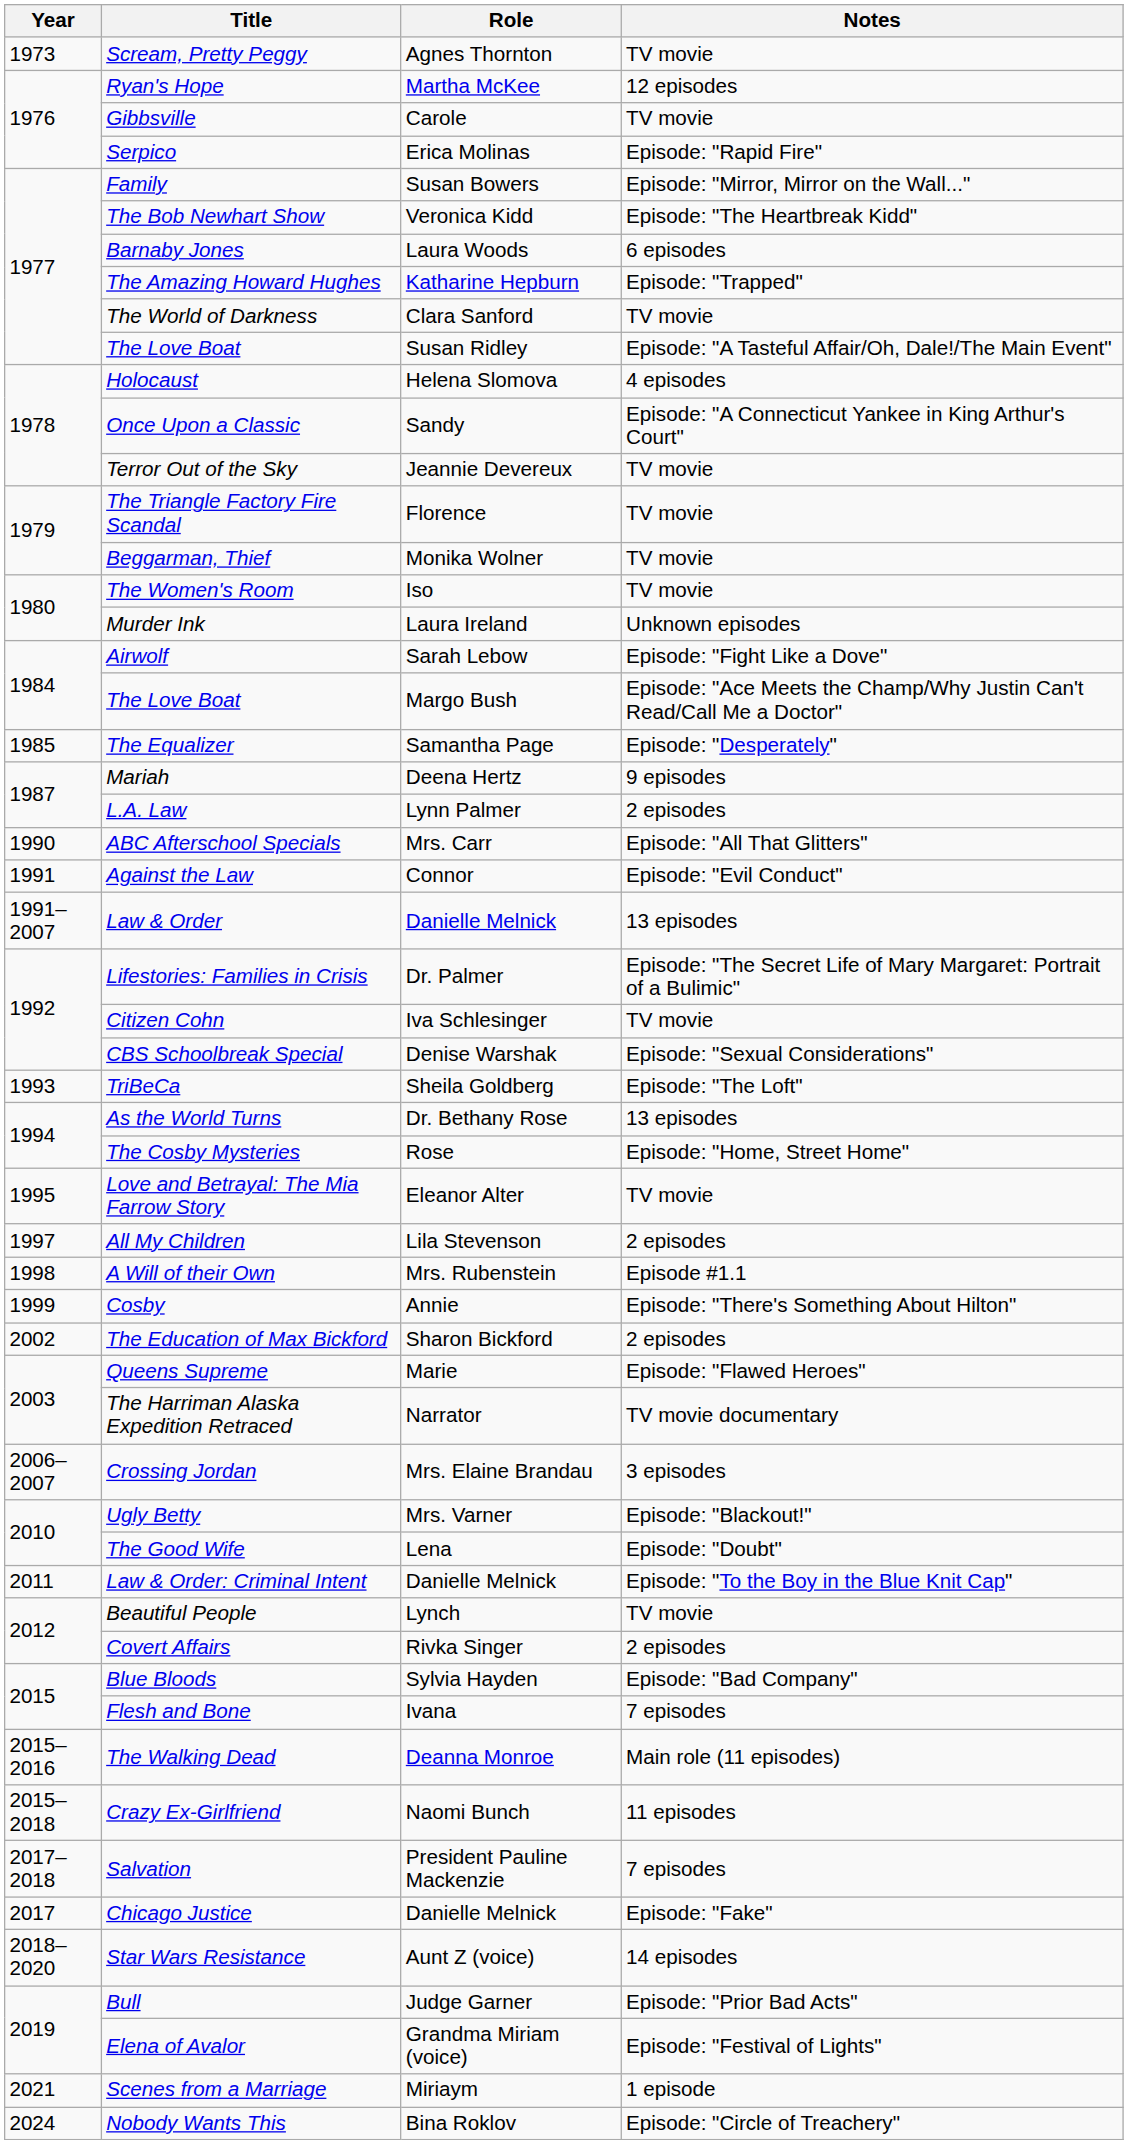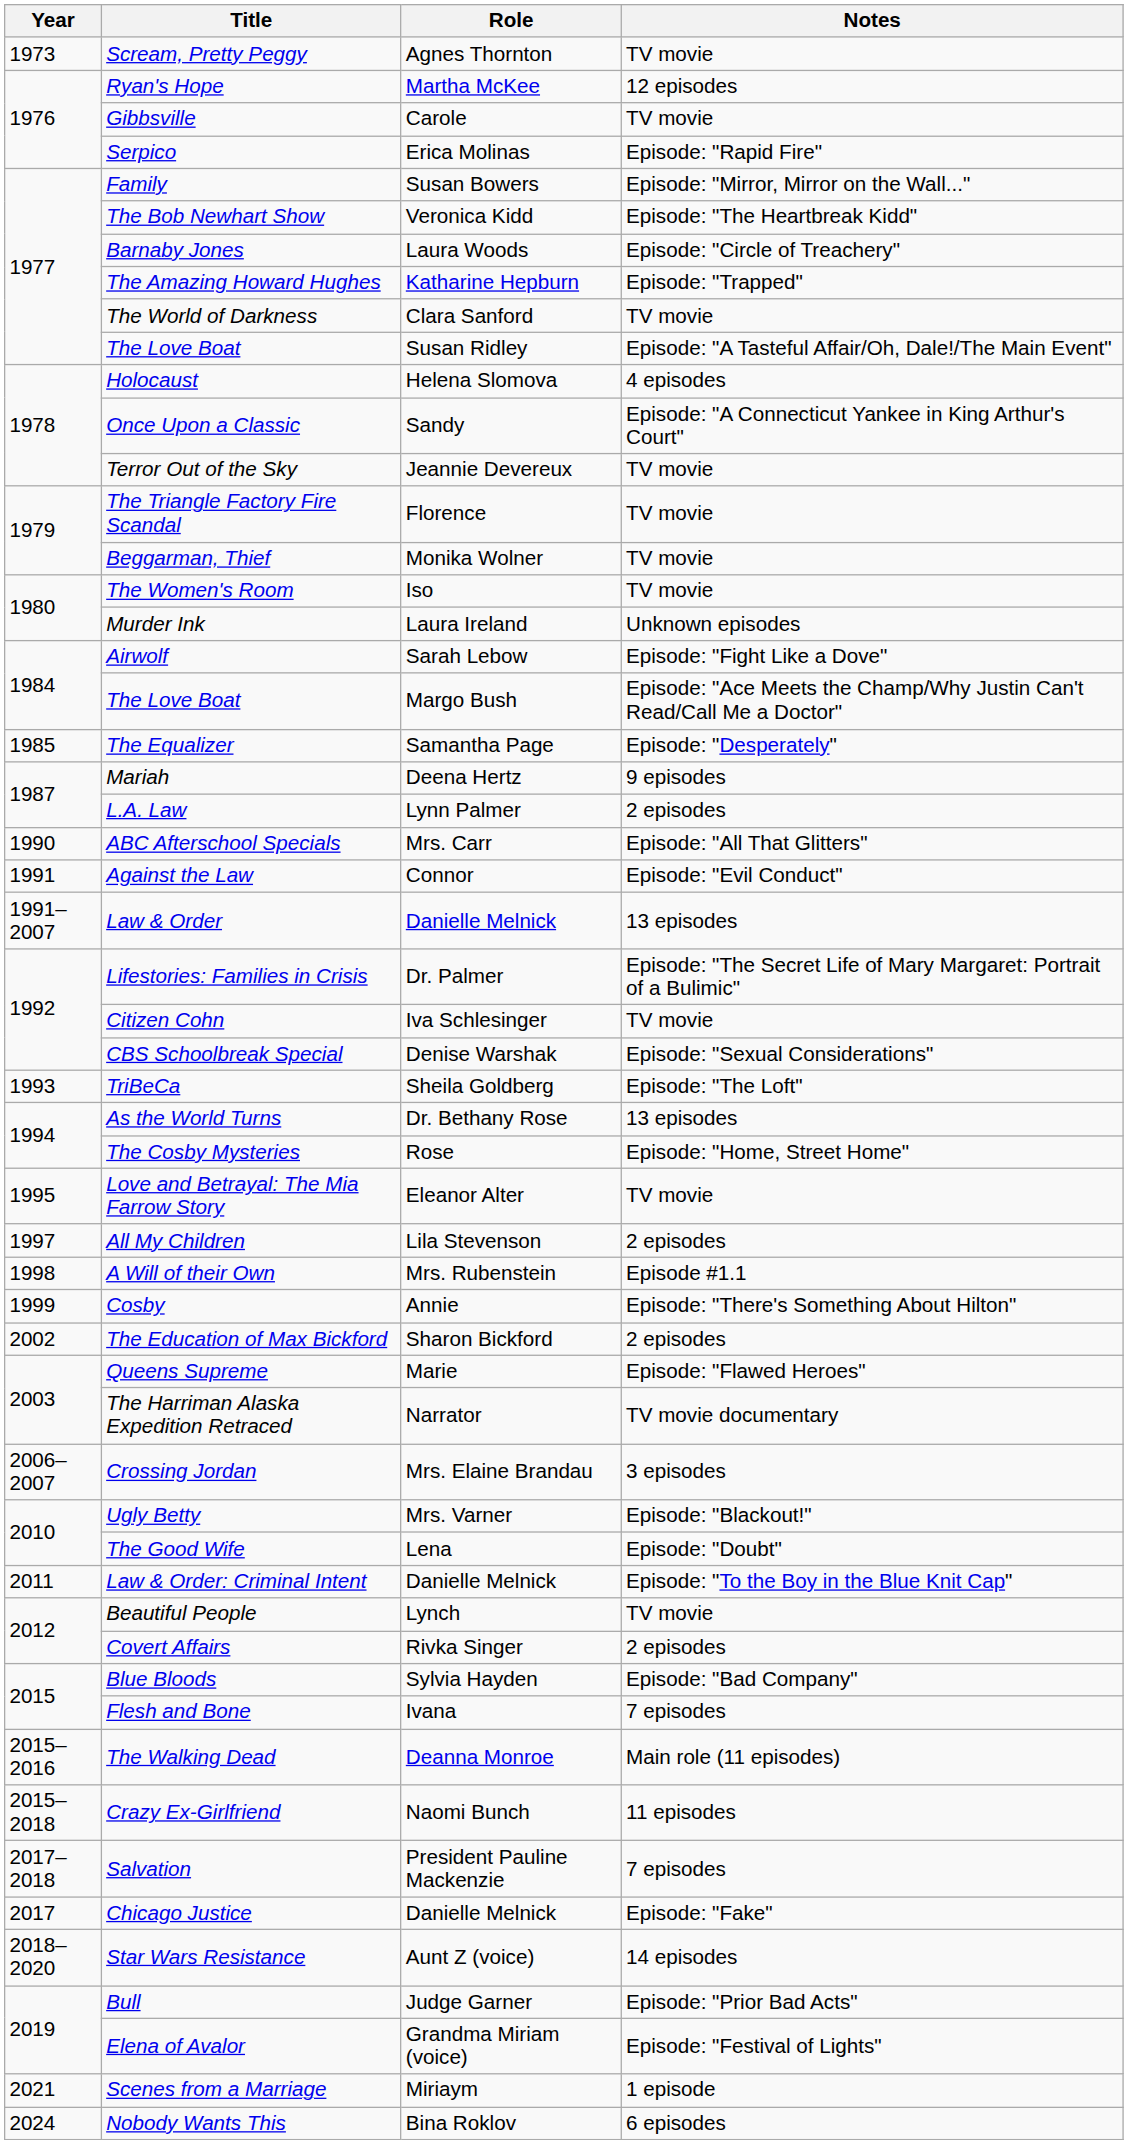(676, 250) 6 episodes -> (763, 250) Episode: "Circle of Treachery"
(763, 2123) Episode: "Circle of Treachery" -> (676, 2123) 6 episodes
